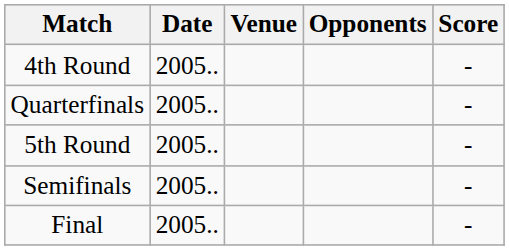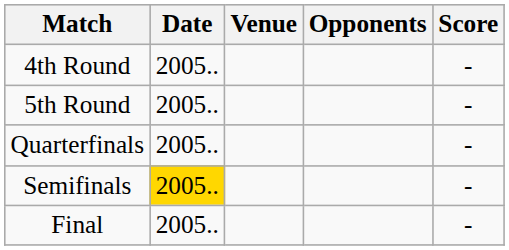rows swapped: (77, 144) <-> (77, 104)
(187, 184) no background -> (187, 184) gold background
